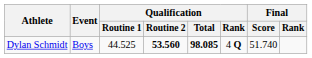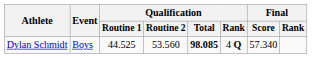(166, 45) bold -> (166, 45) normal
(263, 45) 51.740 -> (263, 45) 57.340
